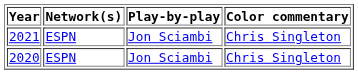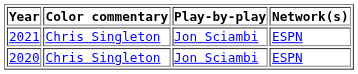columns swapped: (84, 16) <-> (287, 16)
